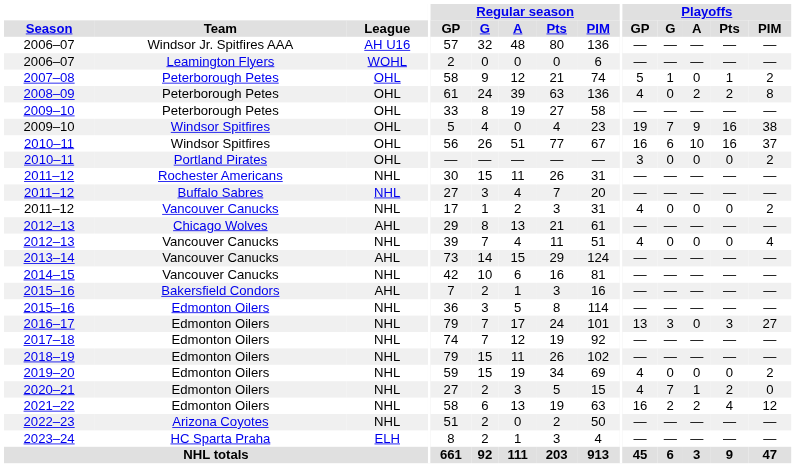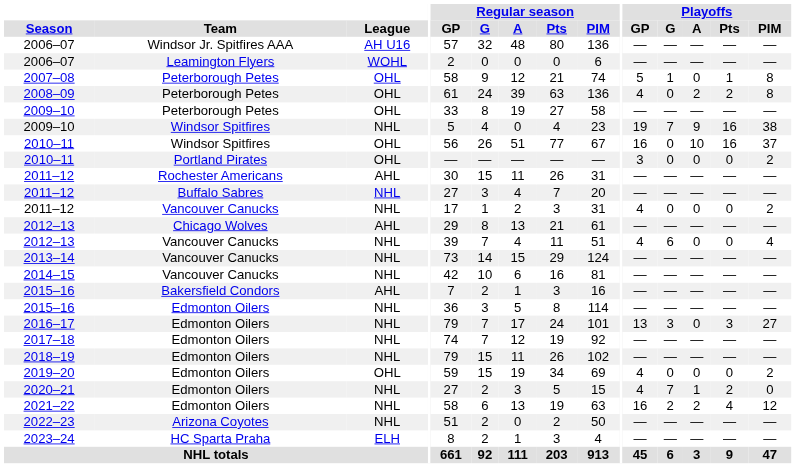(770, 77) 2 -> (770, 77) 8
(387, 127) OHL -> (387, 127) NHL
(670, 143) 6 -> (670, 143) 0
(387, 176) NHL -> (387, 176) AHL
(670, 241) 0 -> (670, 241) 6
(387, 258) AHL -> (387, 258) NHL
(387, 373) NHL -> (387, 373) OHL
